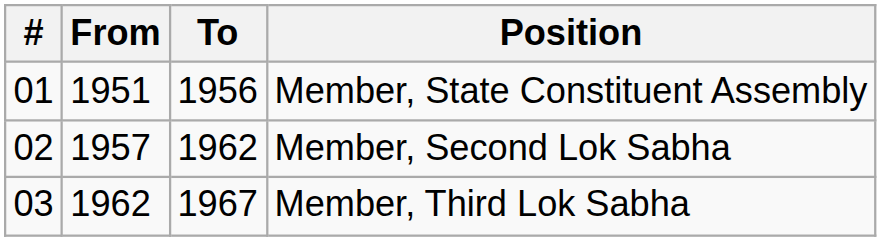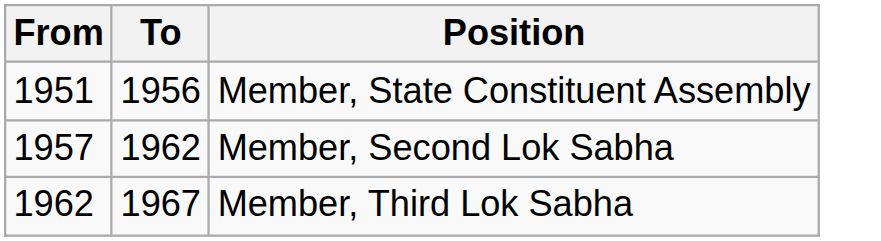- column: (34, 33)
